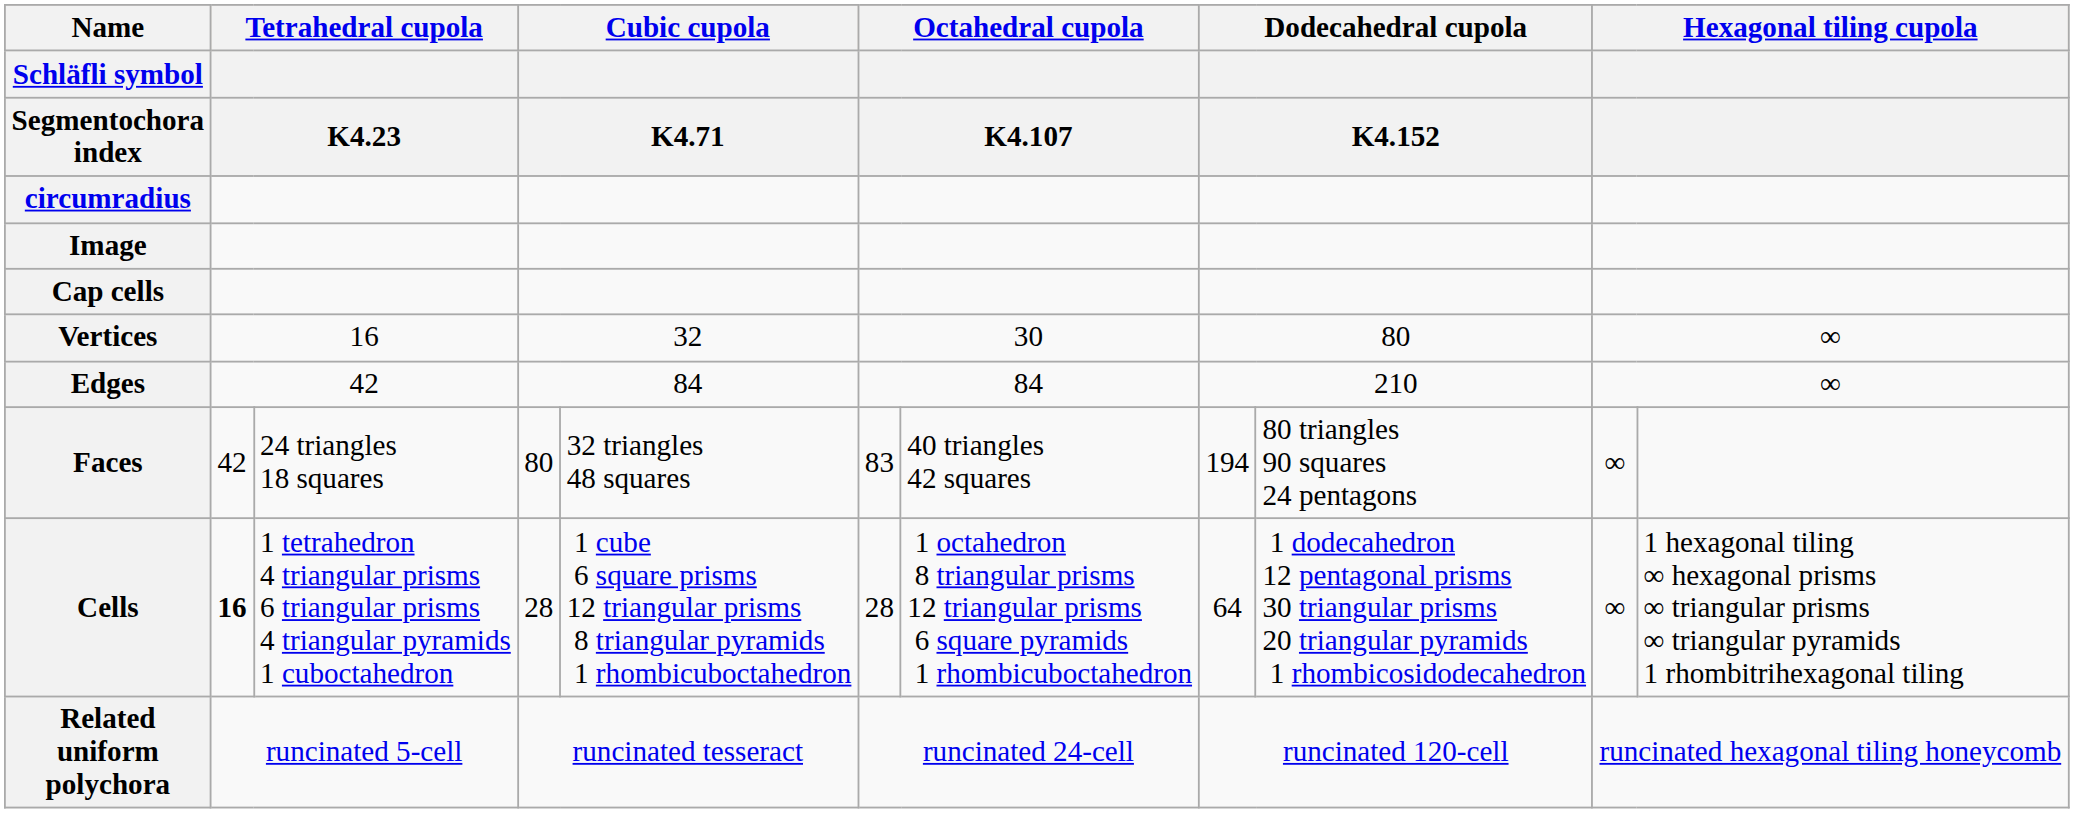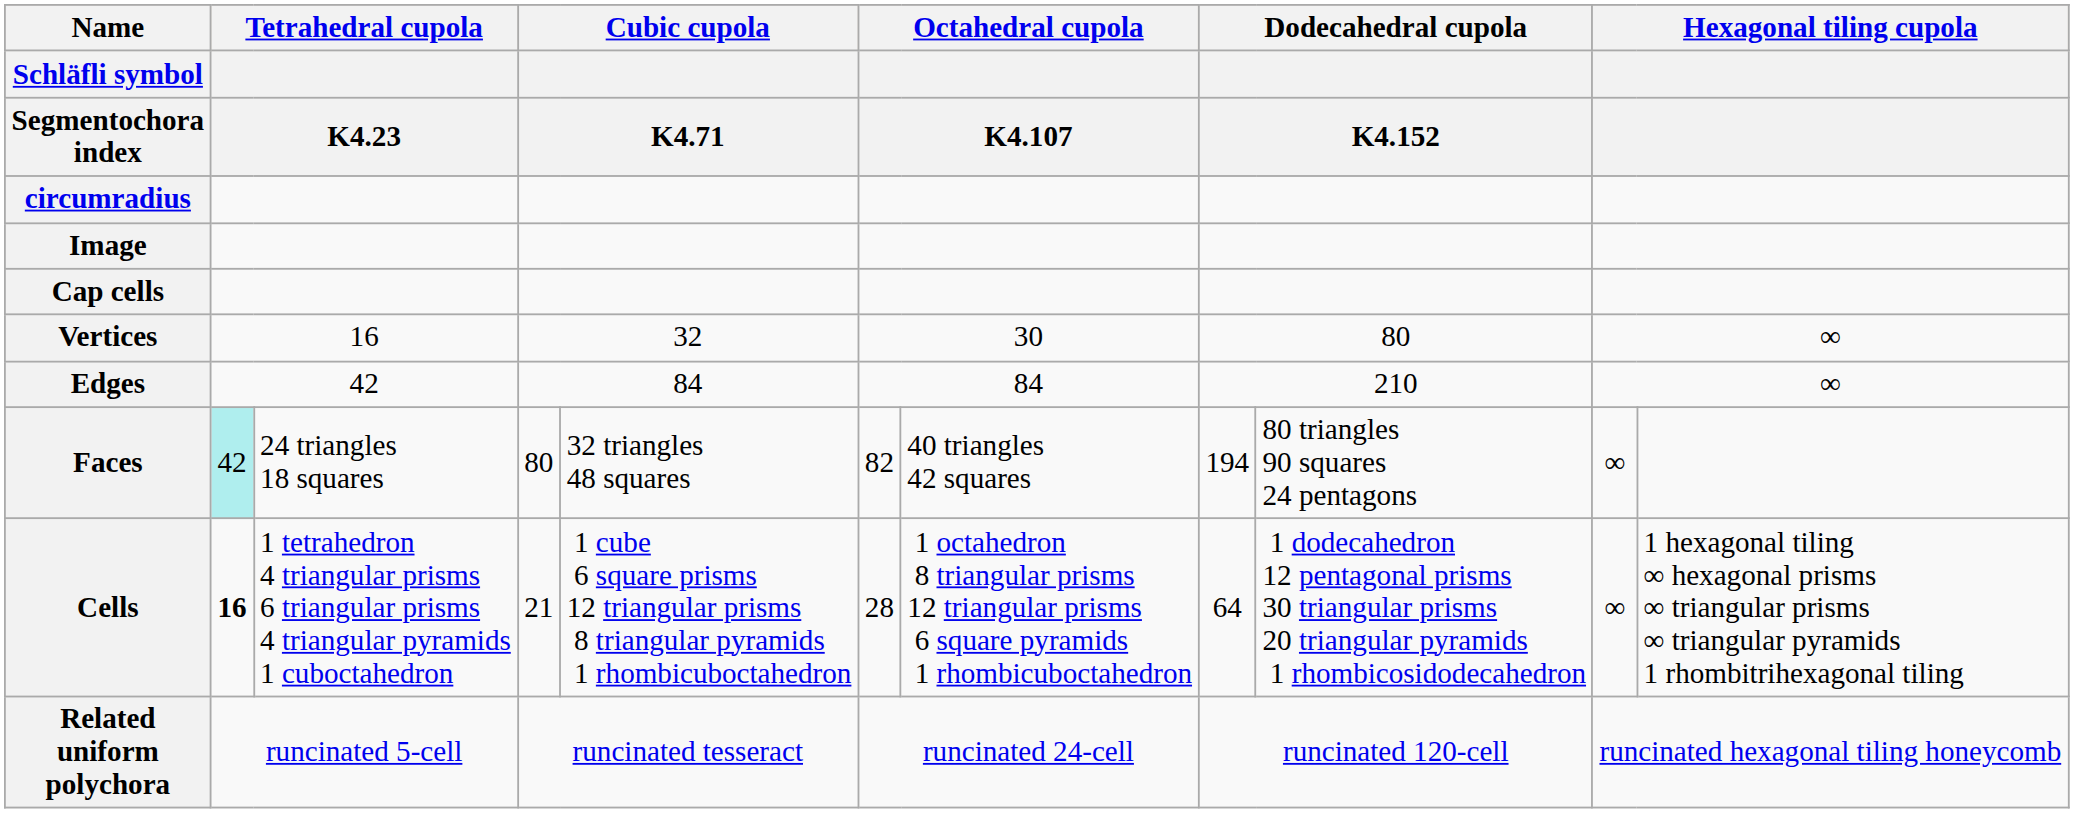(232, 462) no background -> (232, 462) paleturquoise background
(879, 462) 83 -> (879, 462) 82
(539, 607) 28 -> (539, 607) 21
